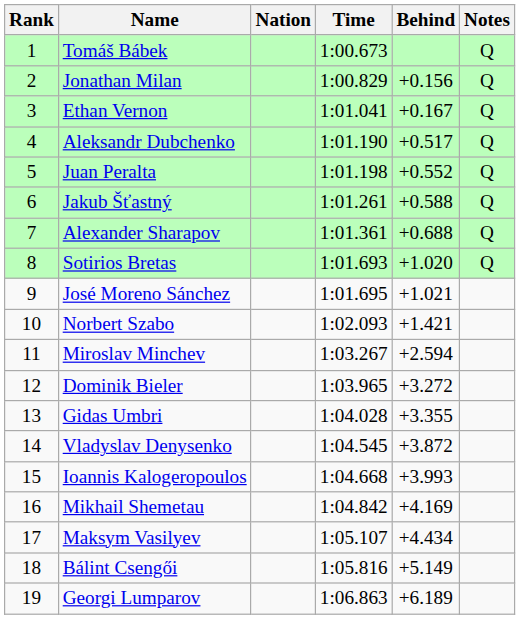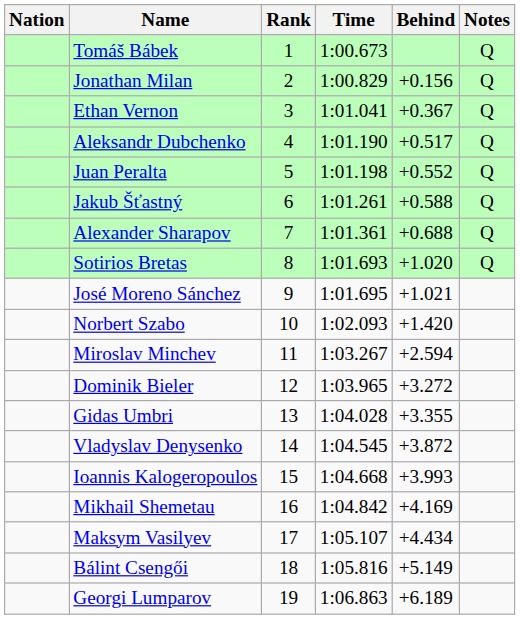columns swapped: (31, 19) <-> (283, 19)
(426, 111) +0.167 -> (426, 111) +0.367
(426, 324) +1.421 -> (426, 324) +1.420
